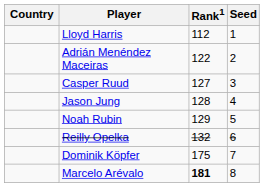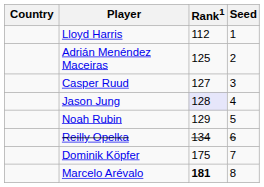(201, 59) 122 -> (201, 59) 125
(201, 101) no background -> (201, 101) lavender background
(201, 137) 132 -> (201, 137) 134
